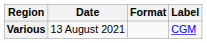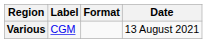columns swapped: (88, 13) <-> (185, 13)
